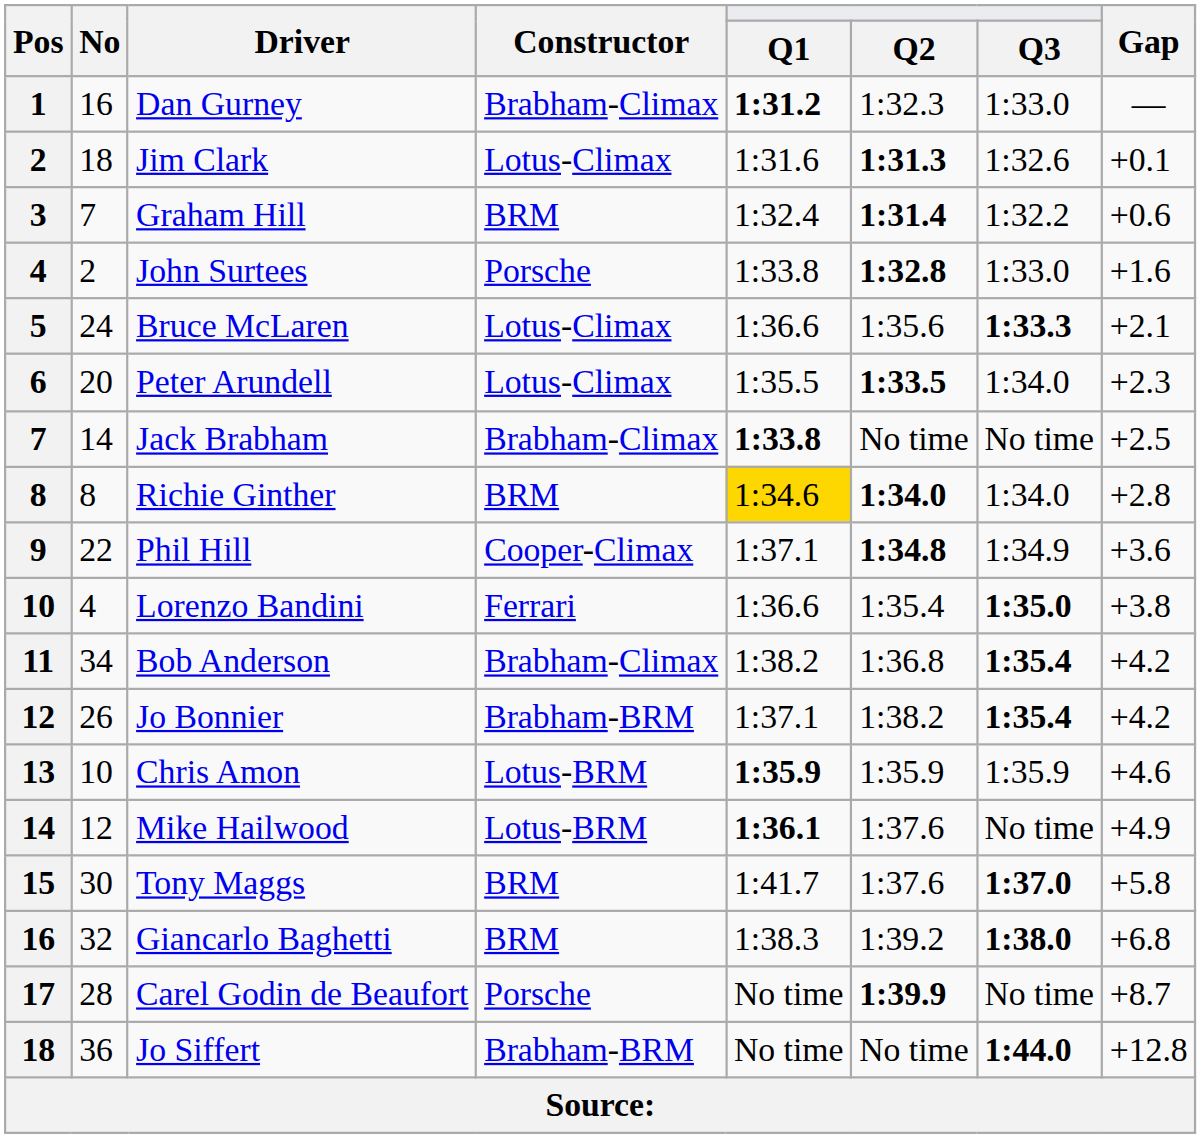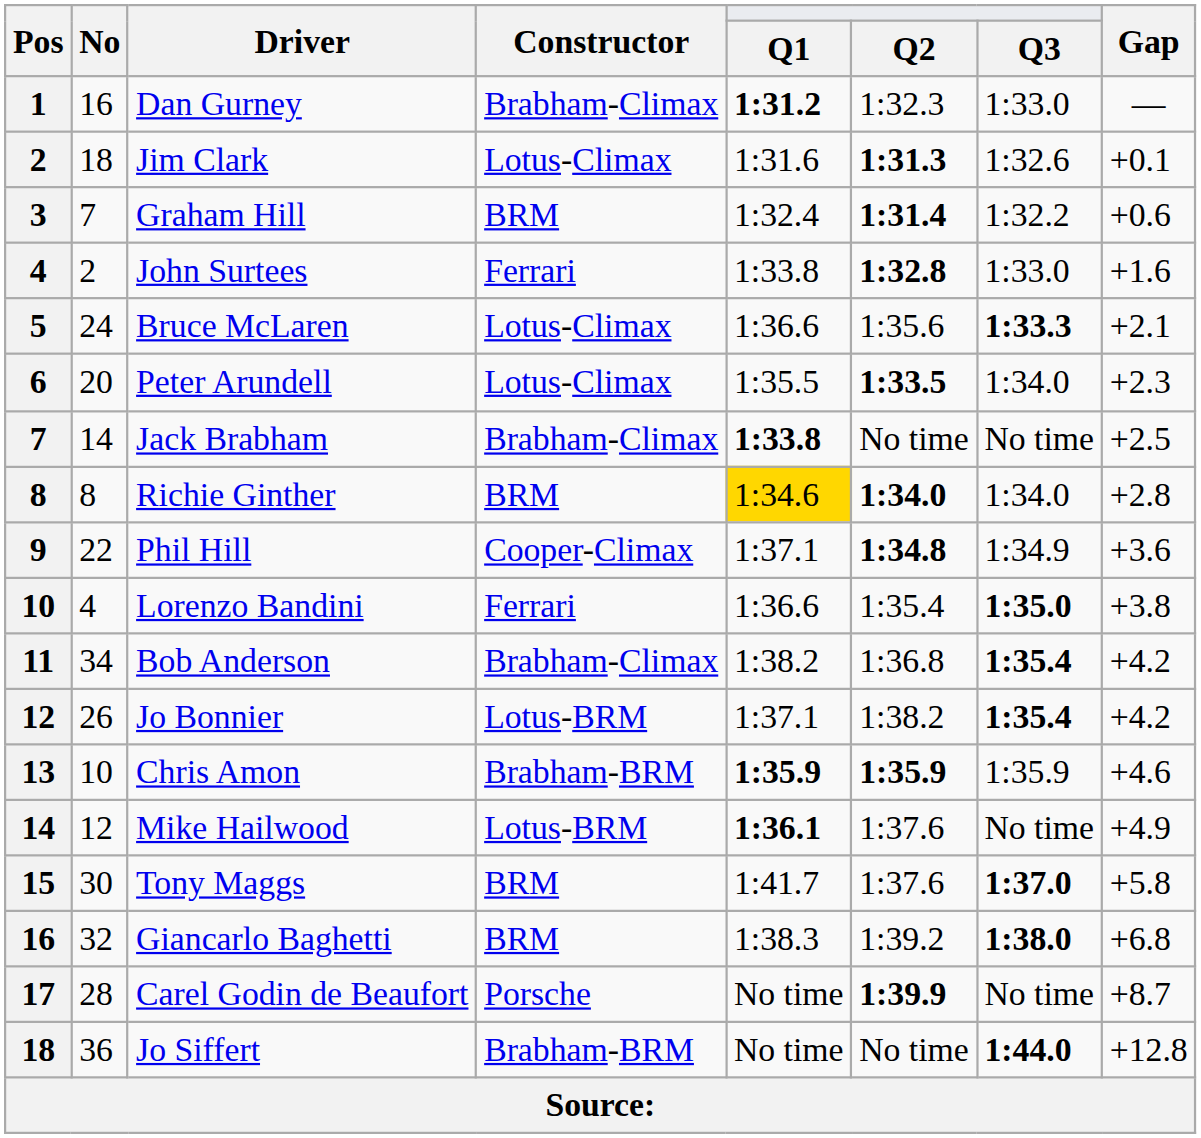(538, 270) Porsche -> (530, 270) Ferrari
(589, 715) Brabham-BRM -> (566, 715) Lotus-BRM
(566, 771) Lotus-BRM -> (589, 771) Brabham-BRM
(902, 771) normal -> (903, 771) bold
